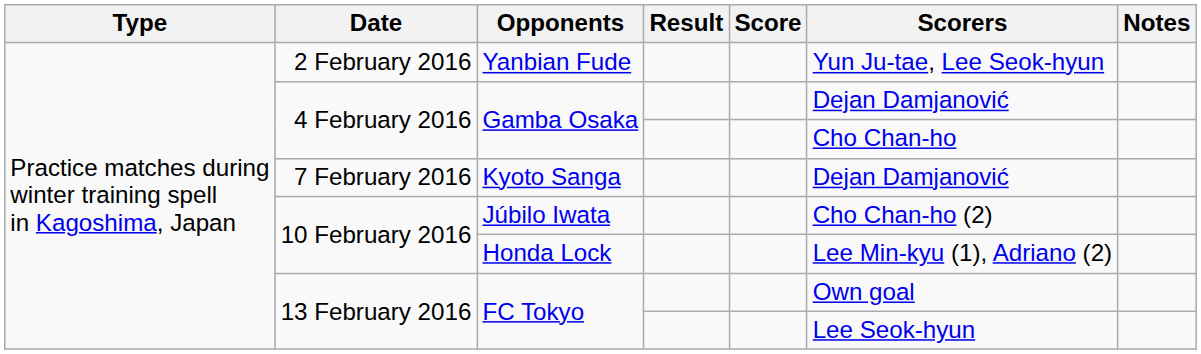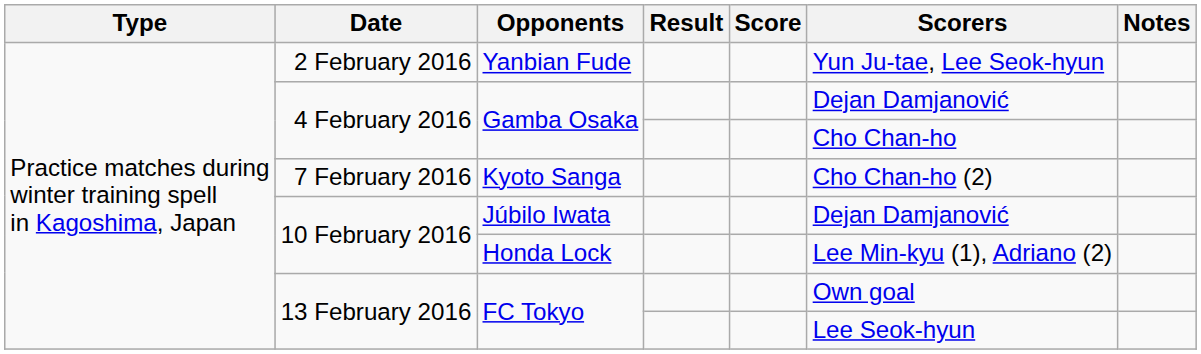(911, 176) Dejan Damjanović -> (903, 176) Cho Chan-ho (2)
(903, 215) Cho Chan-ho (2) -> (911, 215) Dejan Damjanović
